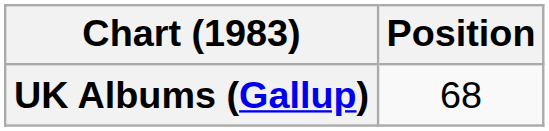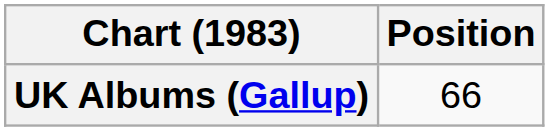(461, 94) 68 -> (461, 94) 66
